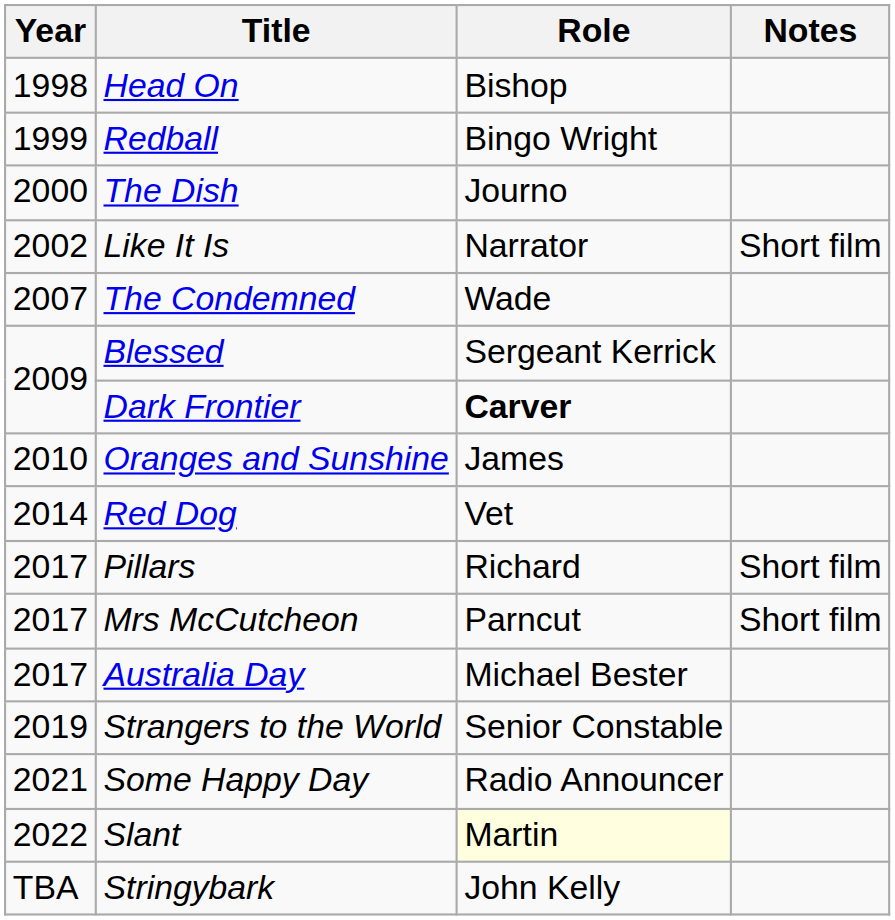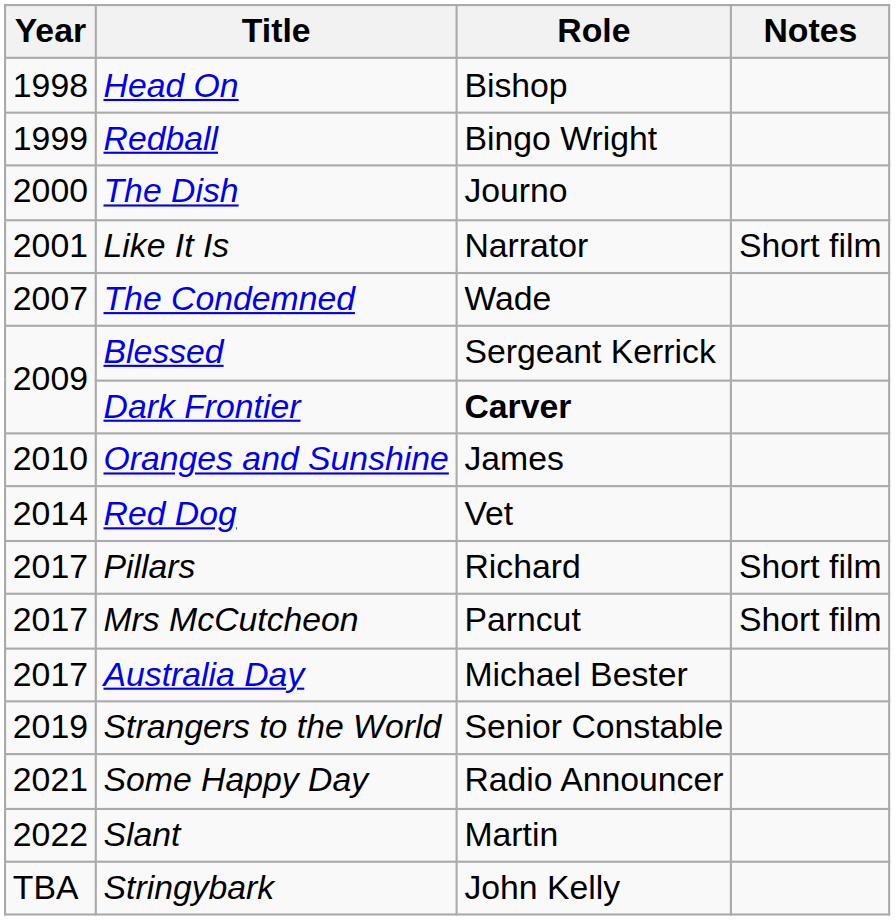(50, 245) 2002 -> (50, 245) 2001
(511, 834) lightyellow background -> (511, 834) no background
